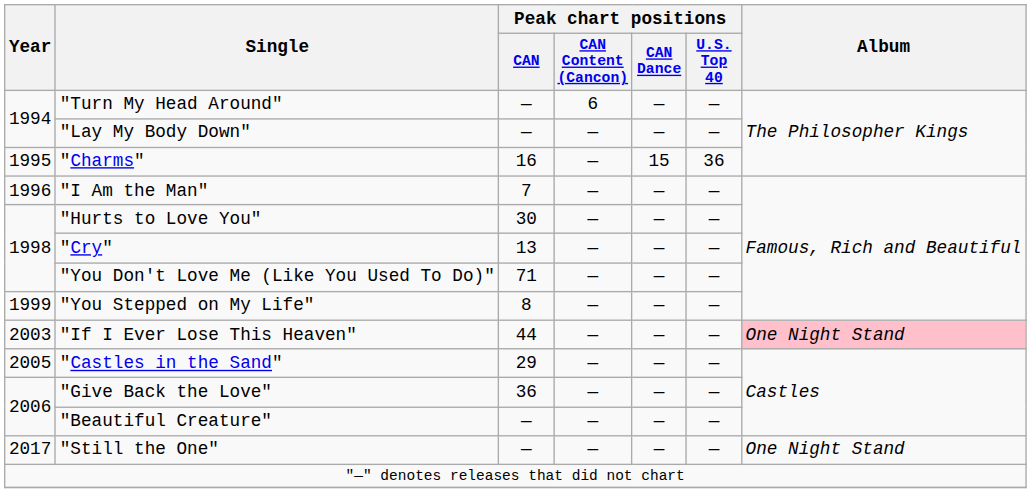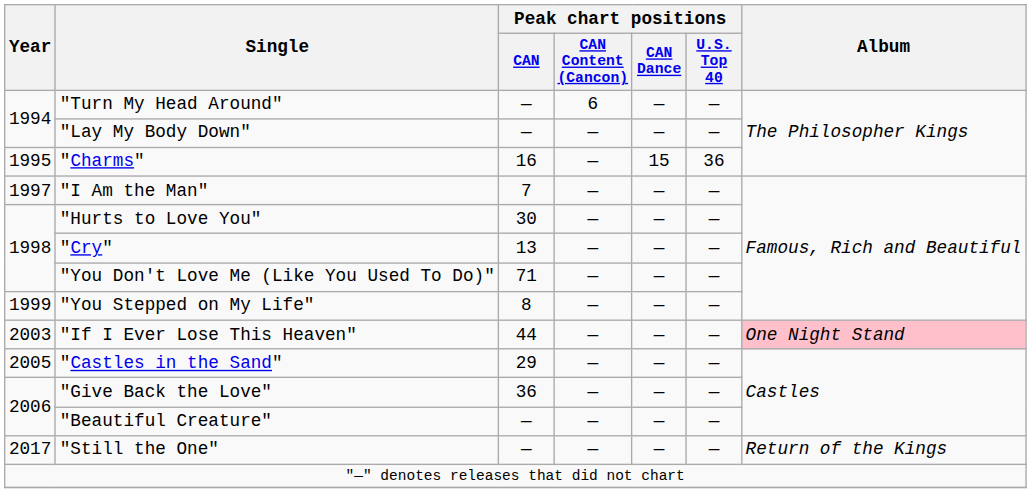(30, 191) 1996 -> (30, 191) 1997
(825, 450) One Night Stand -> (846, 450) Return of the Kings
